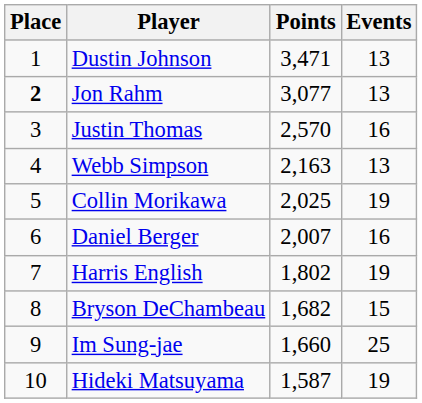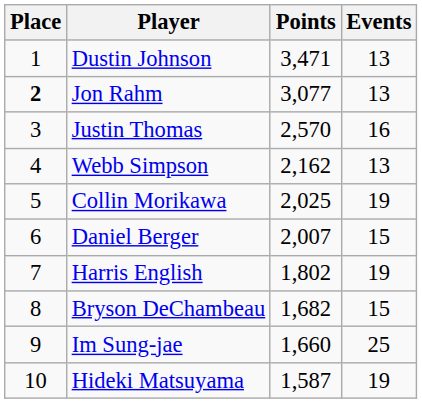(306, 165) 2,163 -> (306, 165) 2,162
(379, 237) 16 -> (379, 237) 15
